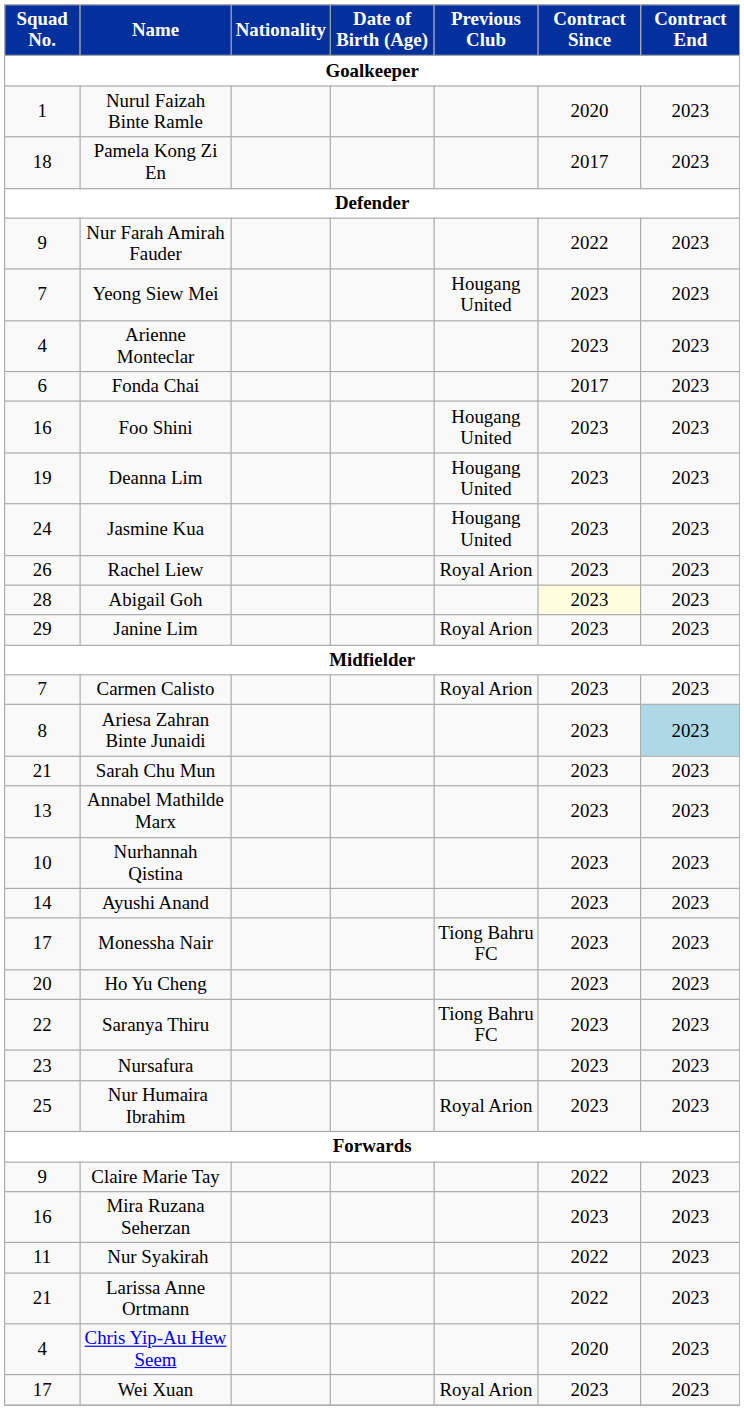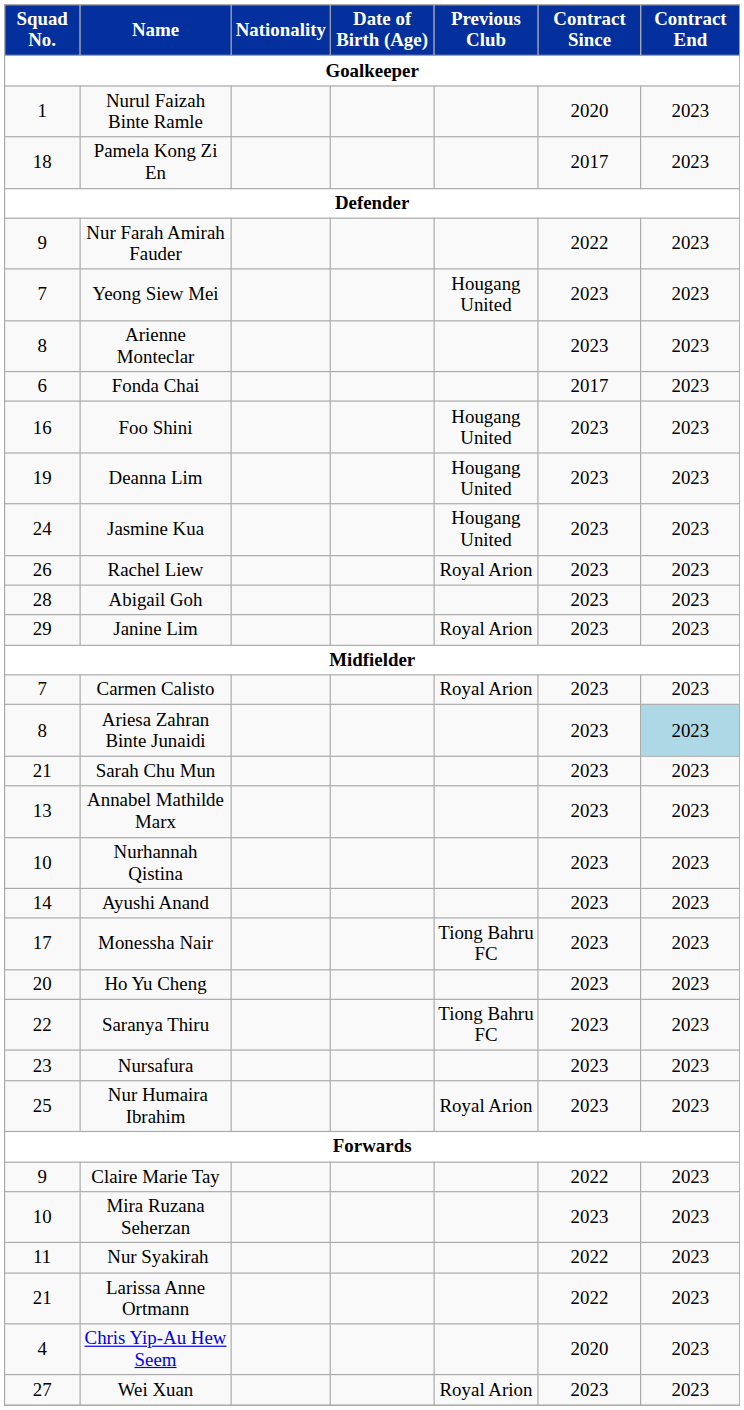(42, 345) 4 -> (42, 345) 8
(590, 599) lightyellow background -> (590, 599) no background
(42, 1217) 16 -> (42, 1217) 10
(42, 1389) 17 -> (42, 1389) 27
